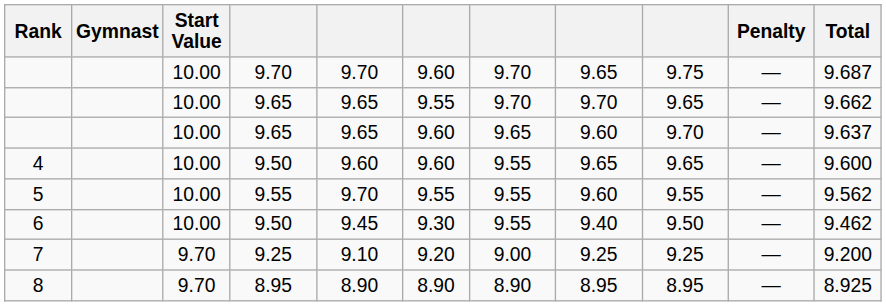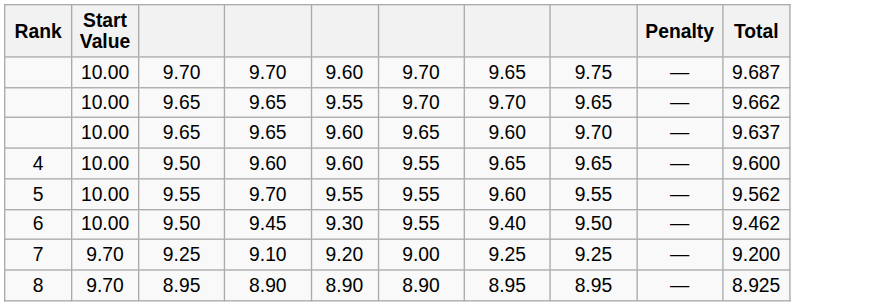- column: (117, 31)
